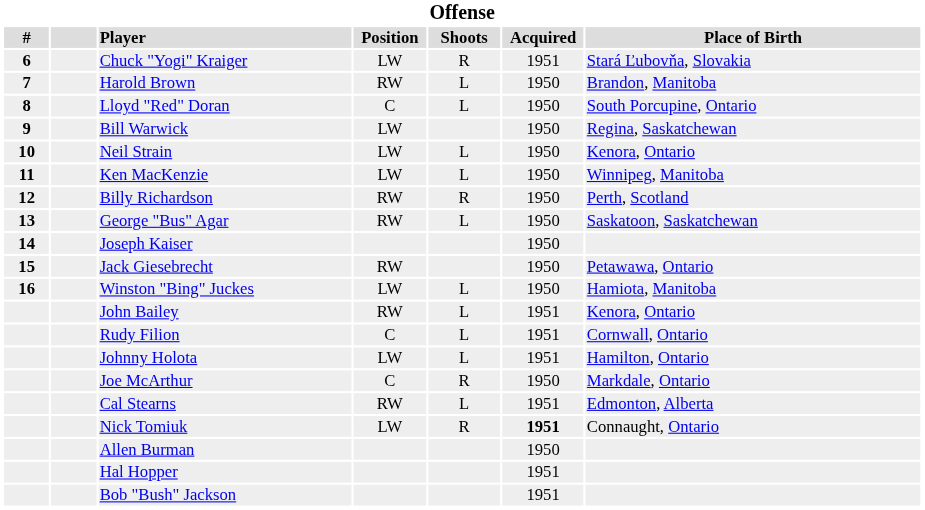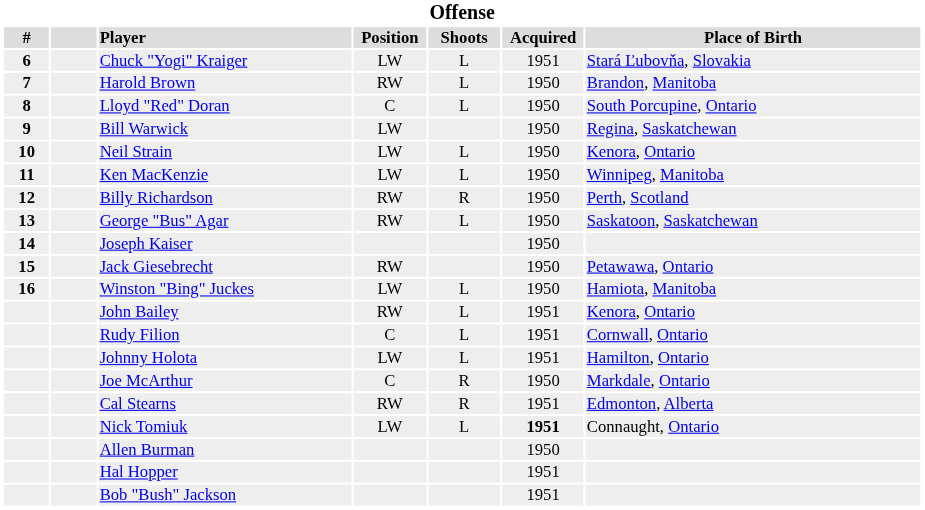(464, 60) R -> (464, 60) L
(464, 403) L -> (464, 403) R
(464, 426) R -> (464, 426) L
